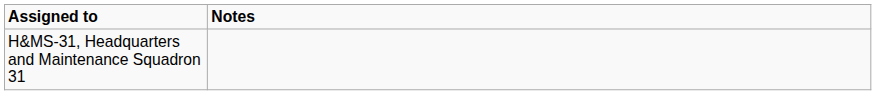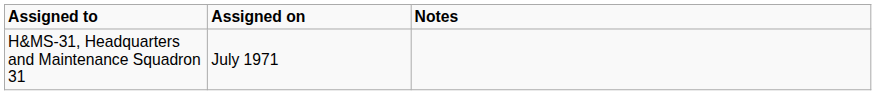+ column: (258, 16)
